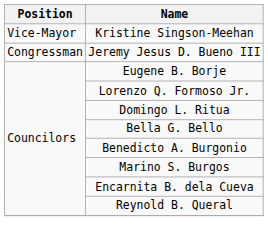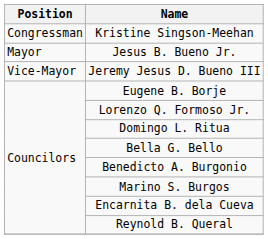(42, 33) Vice-Mayor -> (45, 33) Congressman
+ row: (174, 52)
(45, 52) Congressman -> (42, 71) Vice-Mayor
